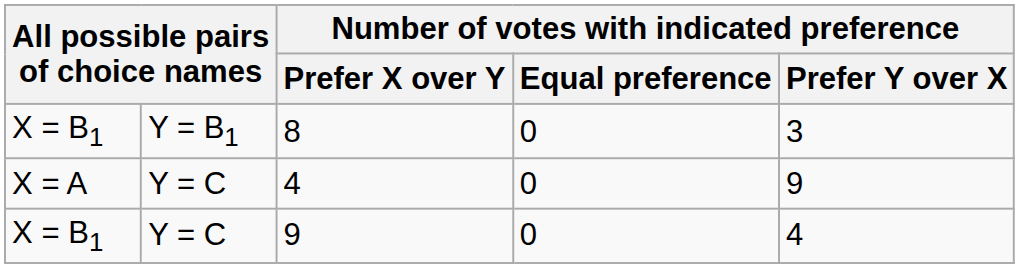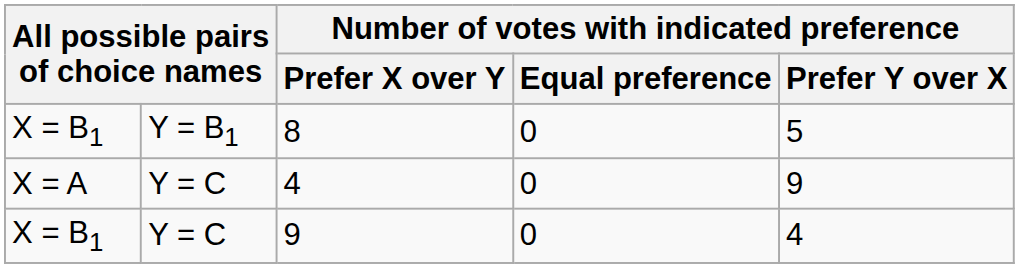(795, 130) 3 -> (795, 130) 5
